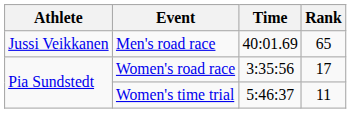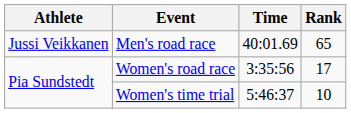(323, 95) 11 -> (323, 95) 10
